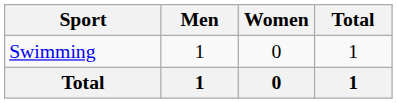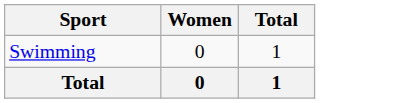- column: (200, 20)
